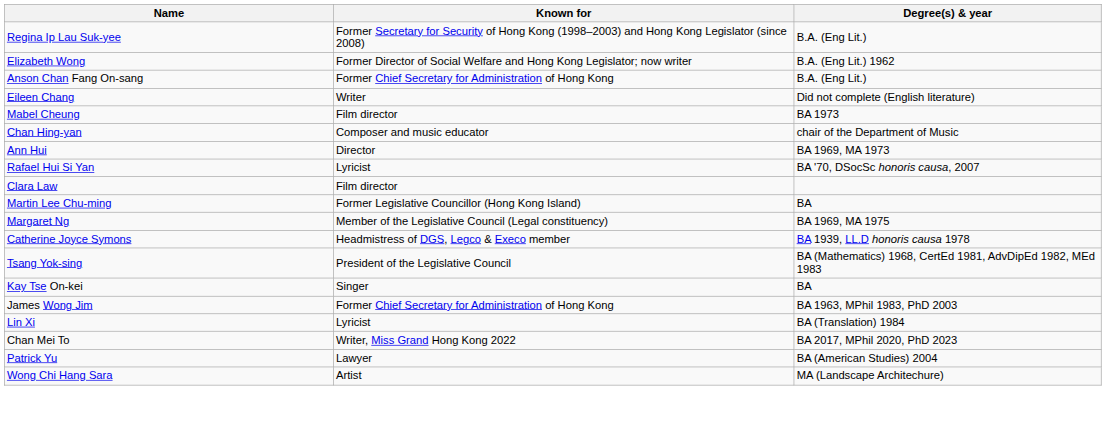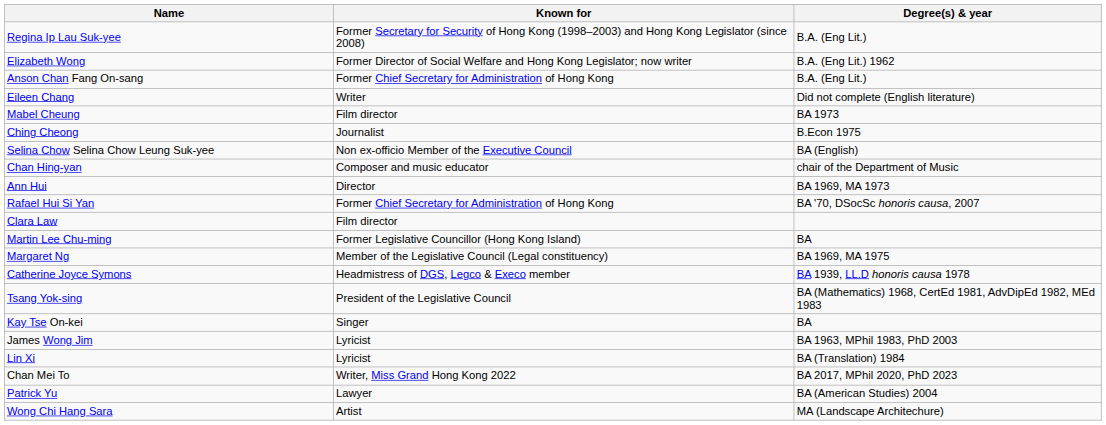+ row: (43, 132)
+ row: (111, 150)
(353, 168) Lyricist -> (475, 203) Former Chief Secretary for Administration of Hong Kong
(475, 305) Former Chief Secretary for Administration of Hong Kong -> (353, 340) Lyricist
